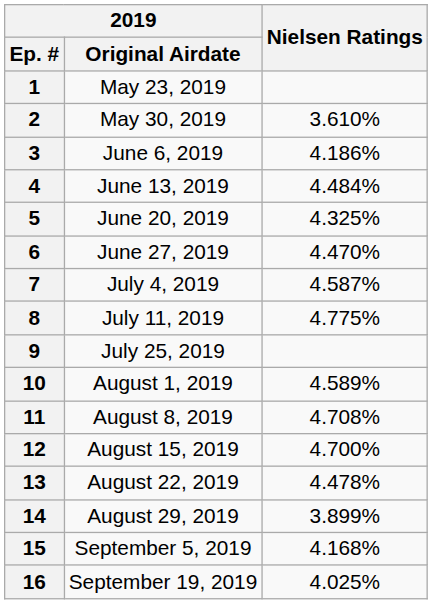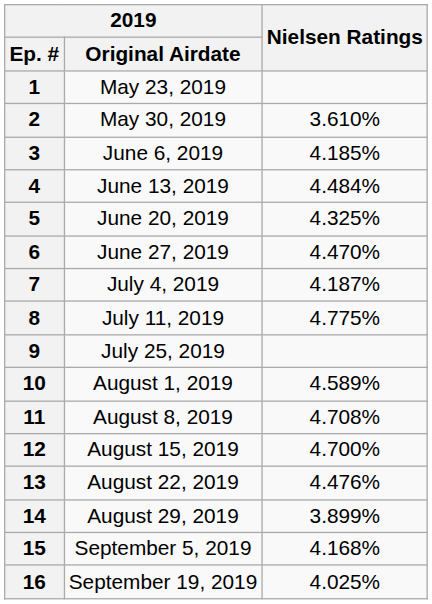(345, 152) 4.186% -> (345, 152) 4.185%
(345, 284) 4.587% -> (345, 284) 4.187%
(345, 482) 4.478% -> (345, 482) 4.476%
